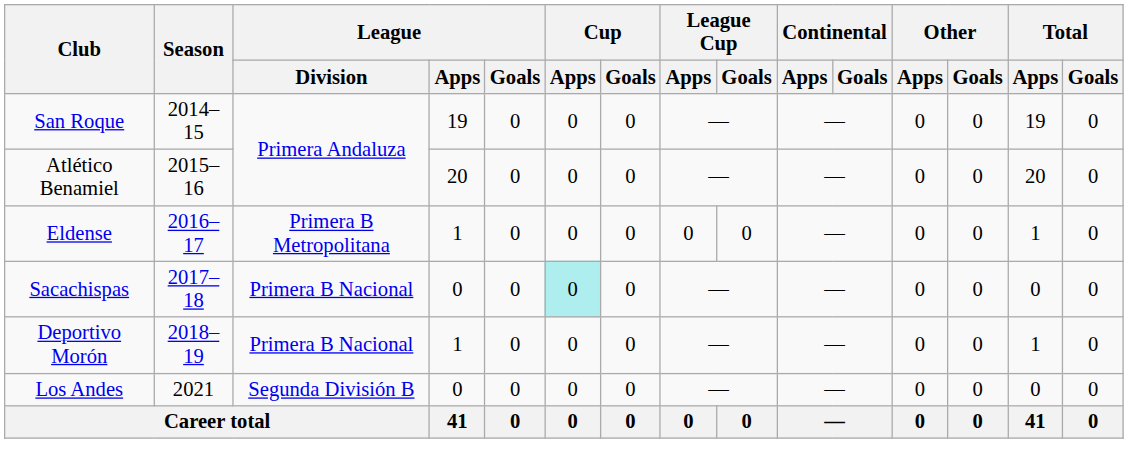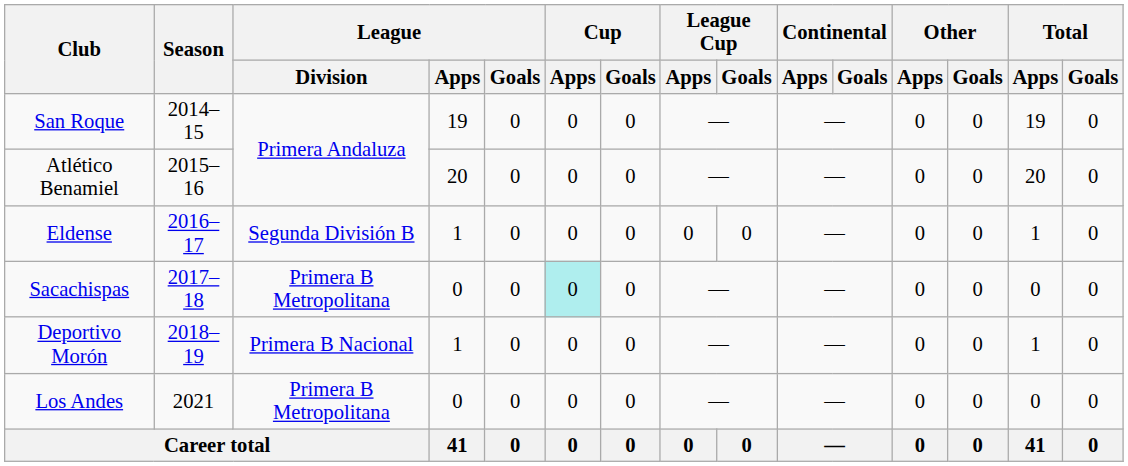(331, 233) Primera B Metropolitana -> (331, 233) Segunda División B
(331, 289) Primera B Nacional -> (331, 289) Primera B Metropolitana
(331, 389) Segunda División B -> (331, 400) Primera B Metropolitana
